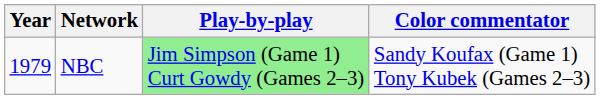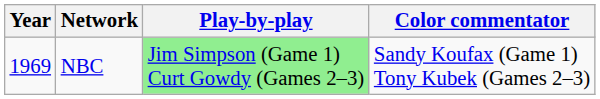(30, 65) 1979 -> (30, 65) 1969
